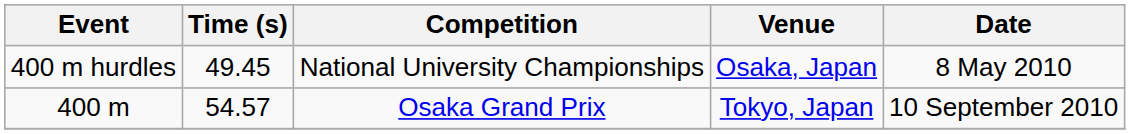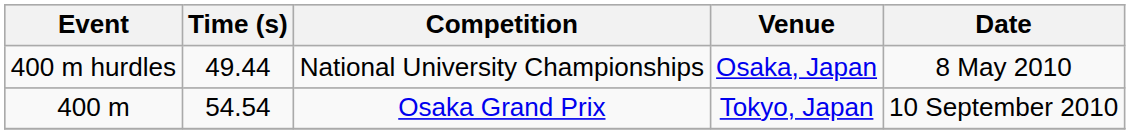(238, 66) 49.45 -> (238, 66) 49.44
(238, 107) 54.57 -> (238, 107) 54.54
